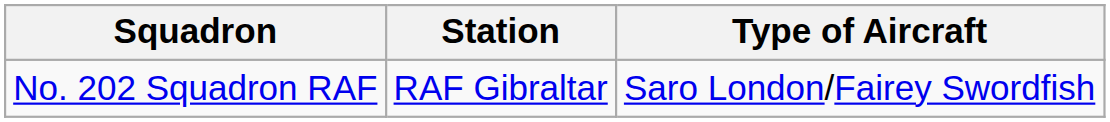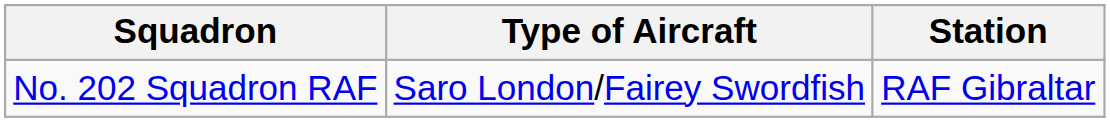columns swapped: (860, 32) <-> (501, 32)
